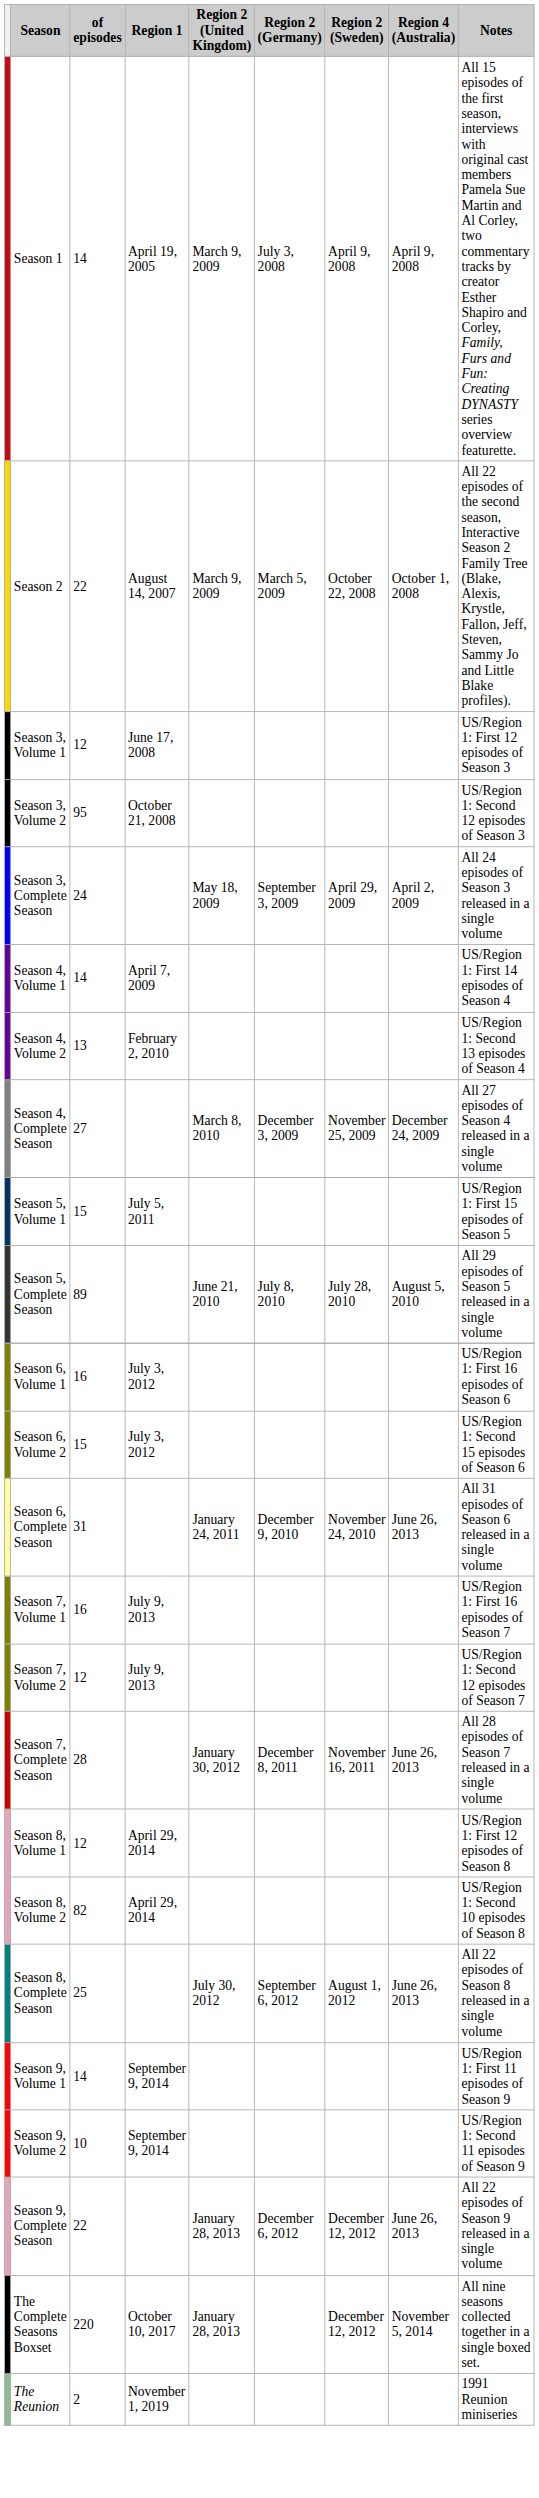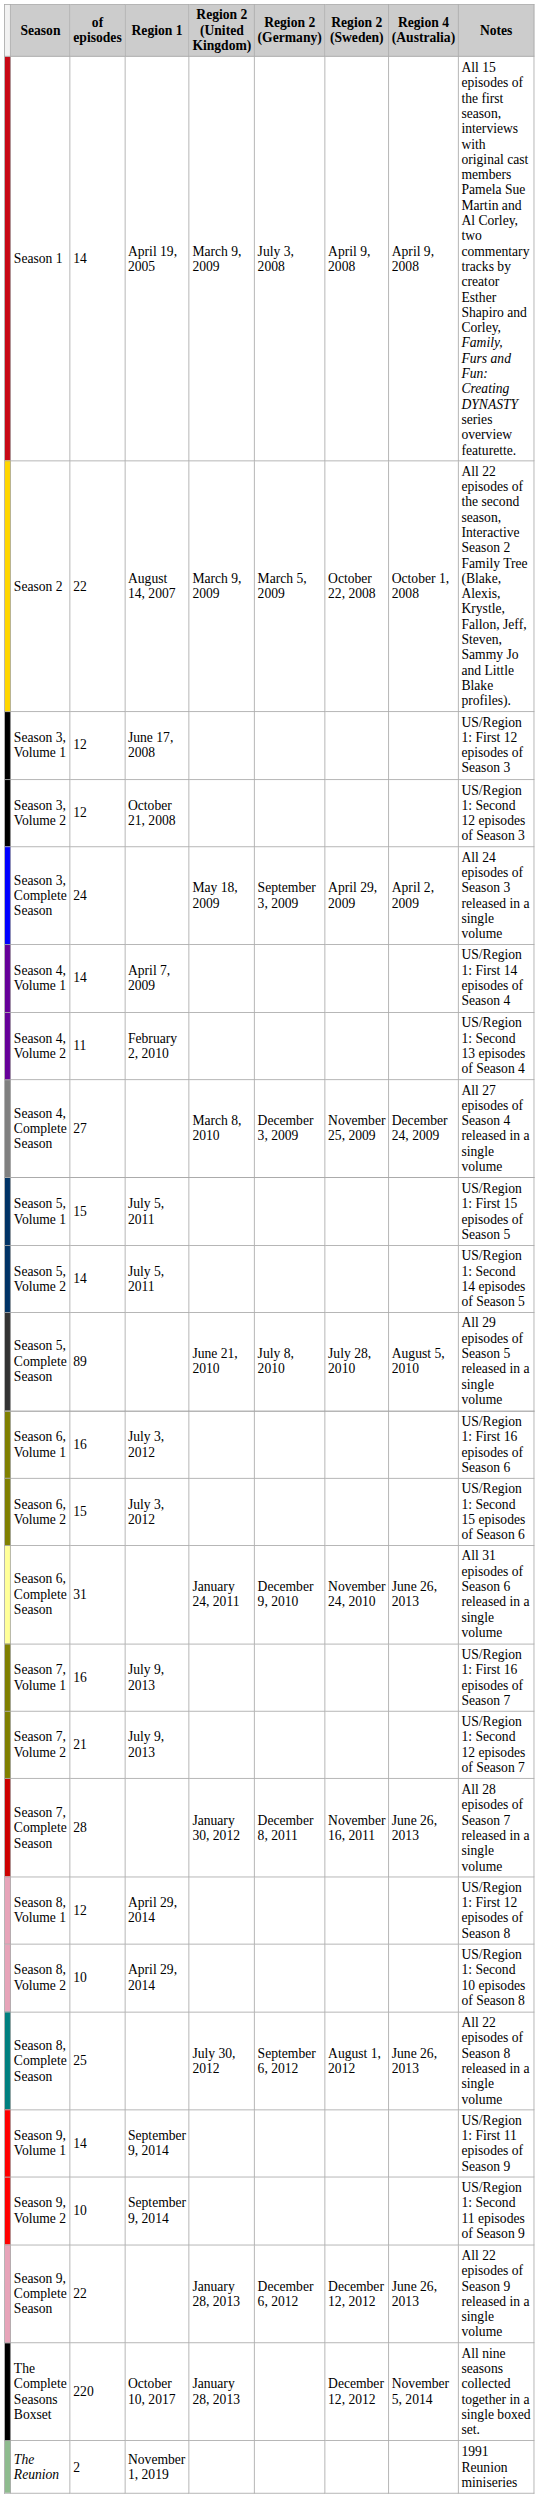(80, 813) 95 -> (80, 813) 12
(80, 1046) 13 -> (80, 1046) 11
+ row: (40, 1279)
(80, 1677) 12 -> (80, 1745) 21
(80, 1910) 82 -> (80, 1978) 10
